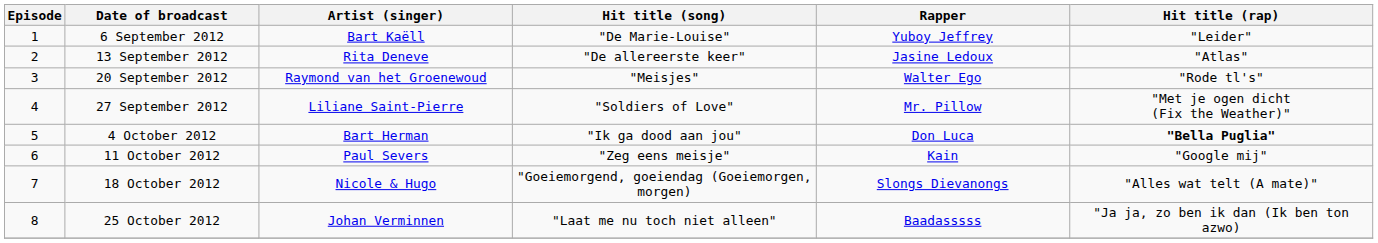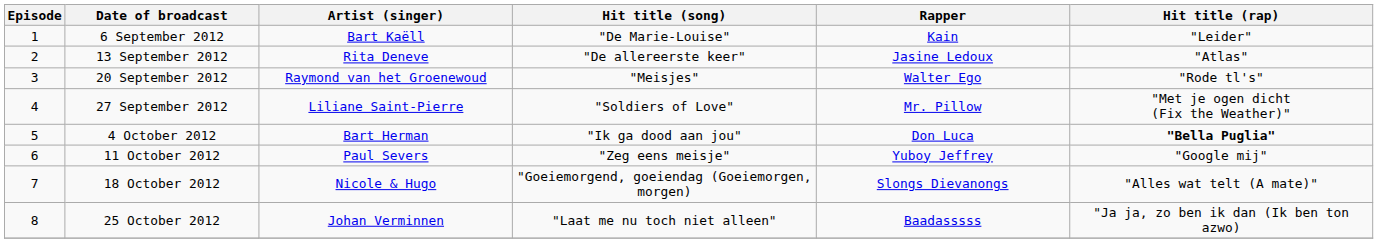(943, 36) Yuboy Jeffrey -> (943, 36) Kain
(943, 156) Kain -> (943, 156) Yuboy Jeffrey
